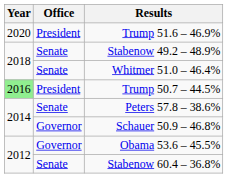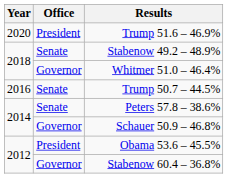(52, 70) Senate -> (59, 70) Governor
(19, 88) lightgreen background -> (19, 88) no background
(58, 88) President -> (52, 88) Senate
(59, 145) Governor -> (58, 145) President
(52, 164) Senate -> (59, 164) Governor
